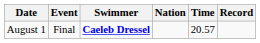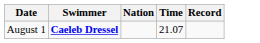- column: (64, 13)
(203, 30) 20.57 -> (171, 30) 21.07
